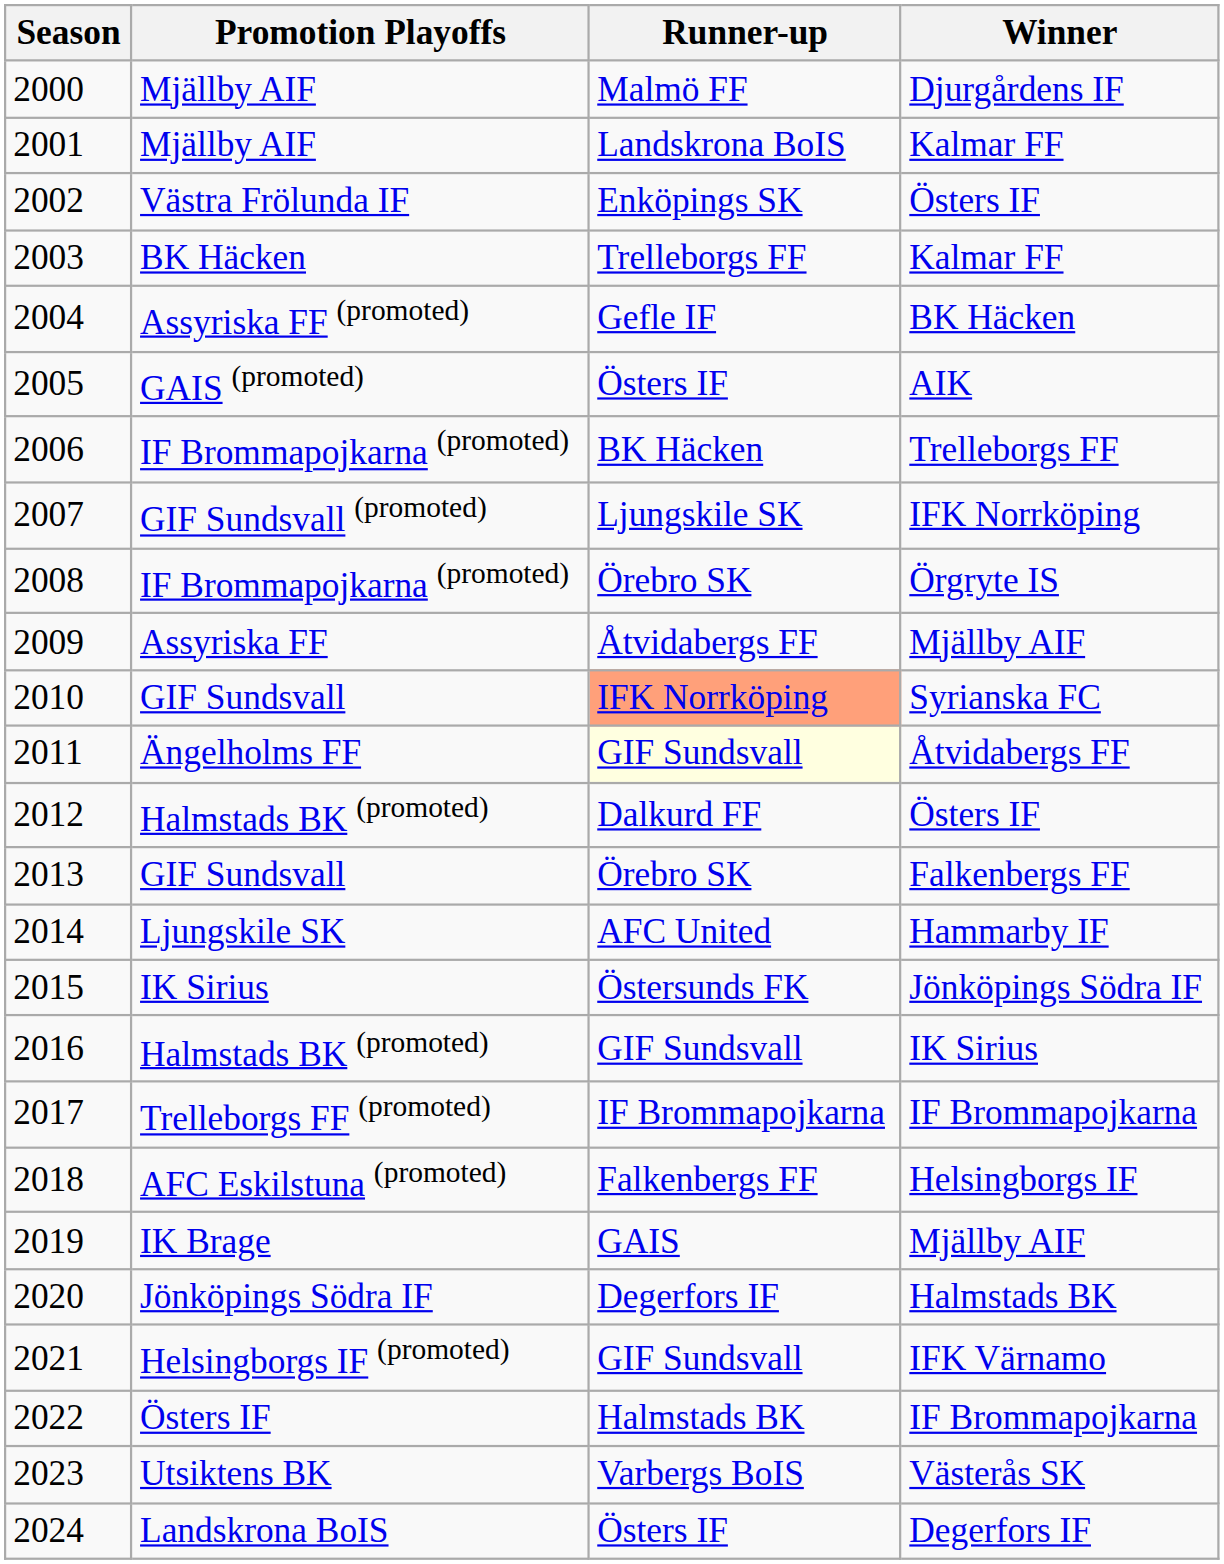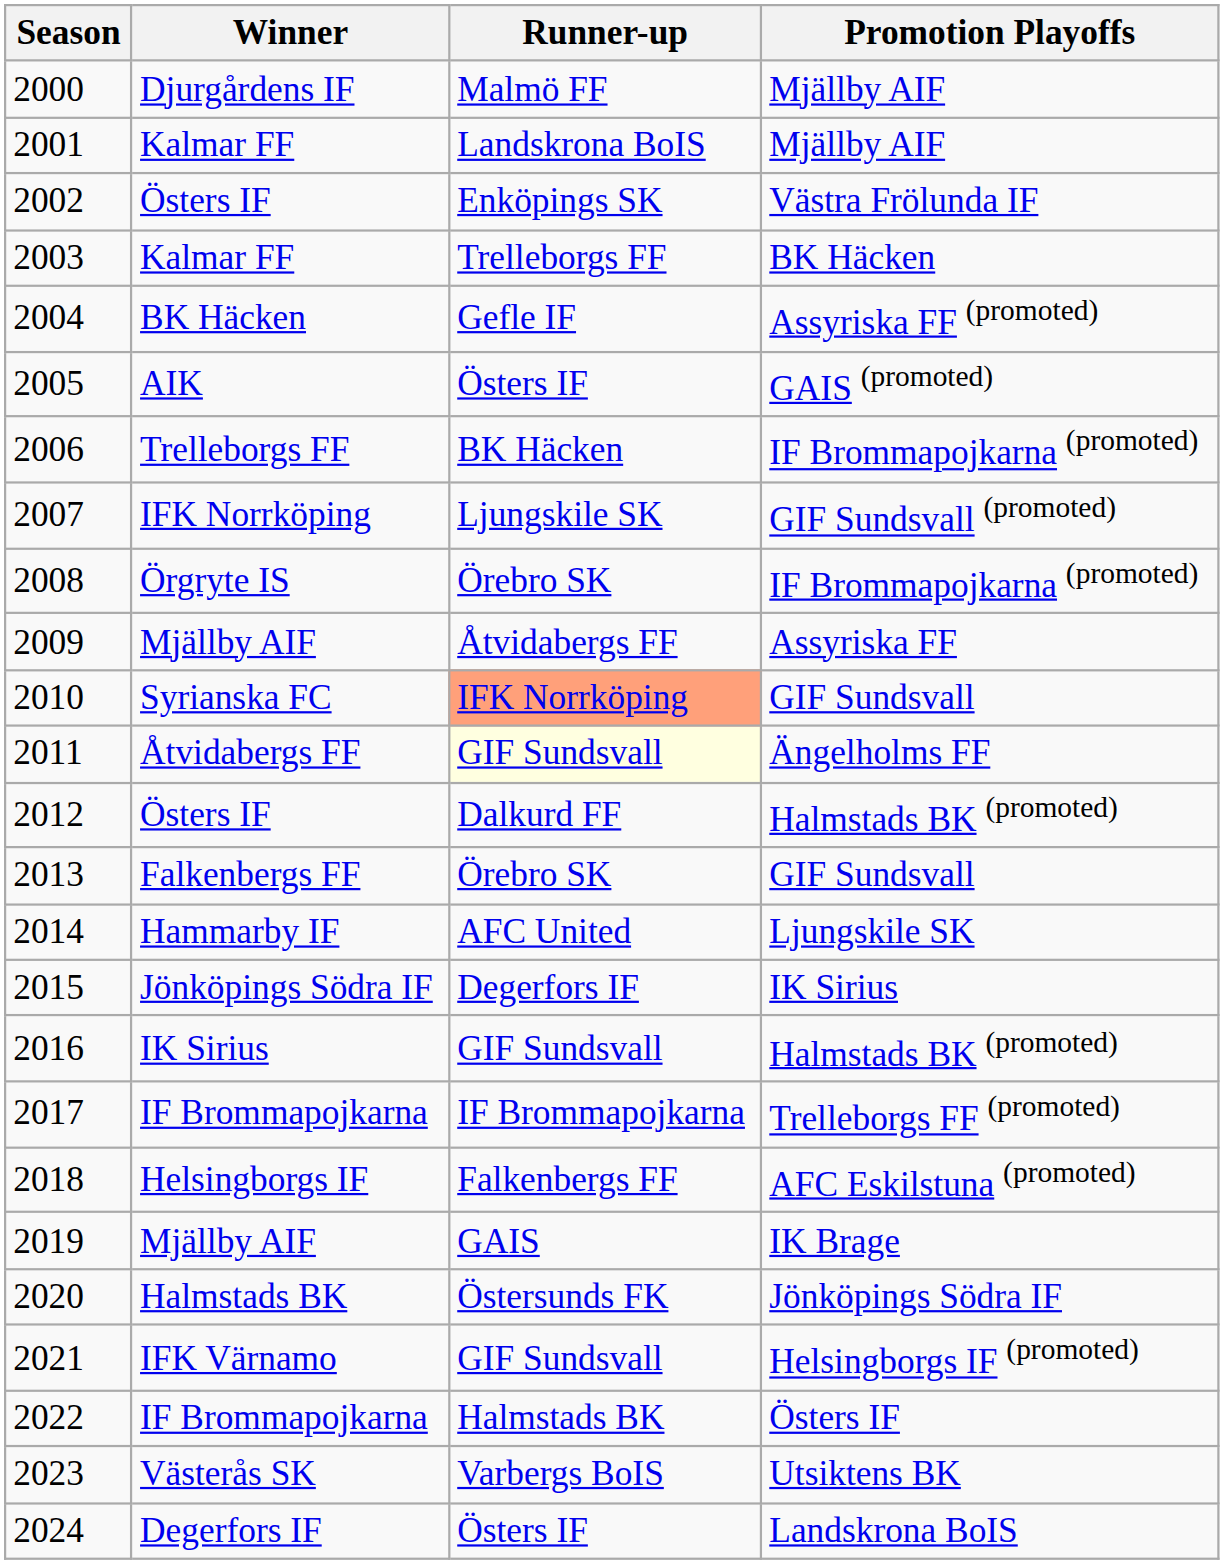columns swapped: (1060, 32) <-> (361, 32)
(703, 987) Östersunds FK -> (548, 987) Degerfors IF
(688, 1296) Degerfors IF -> (563, 1296) Östersunds FK
